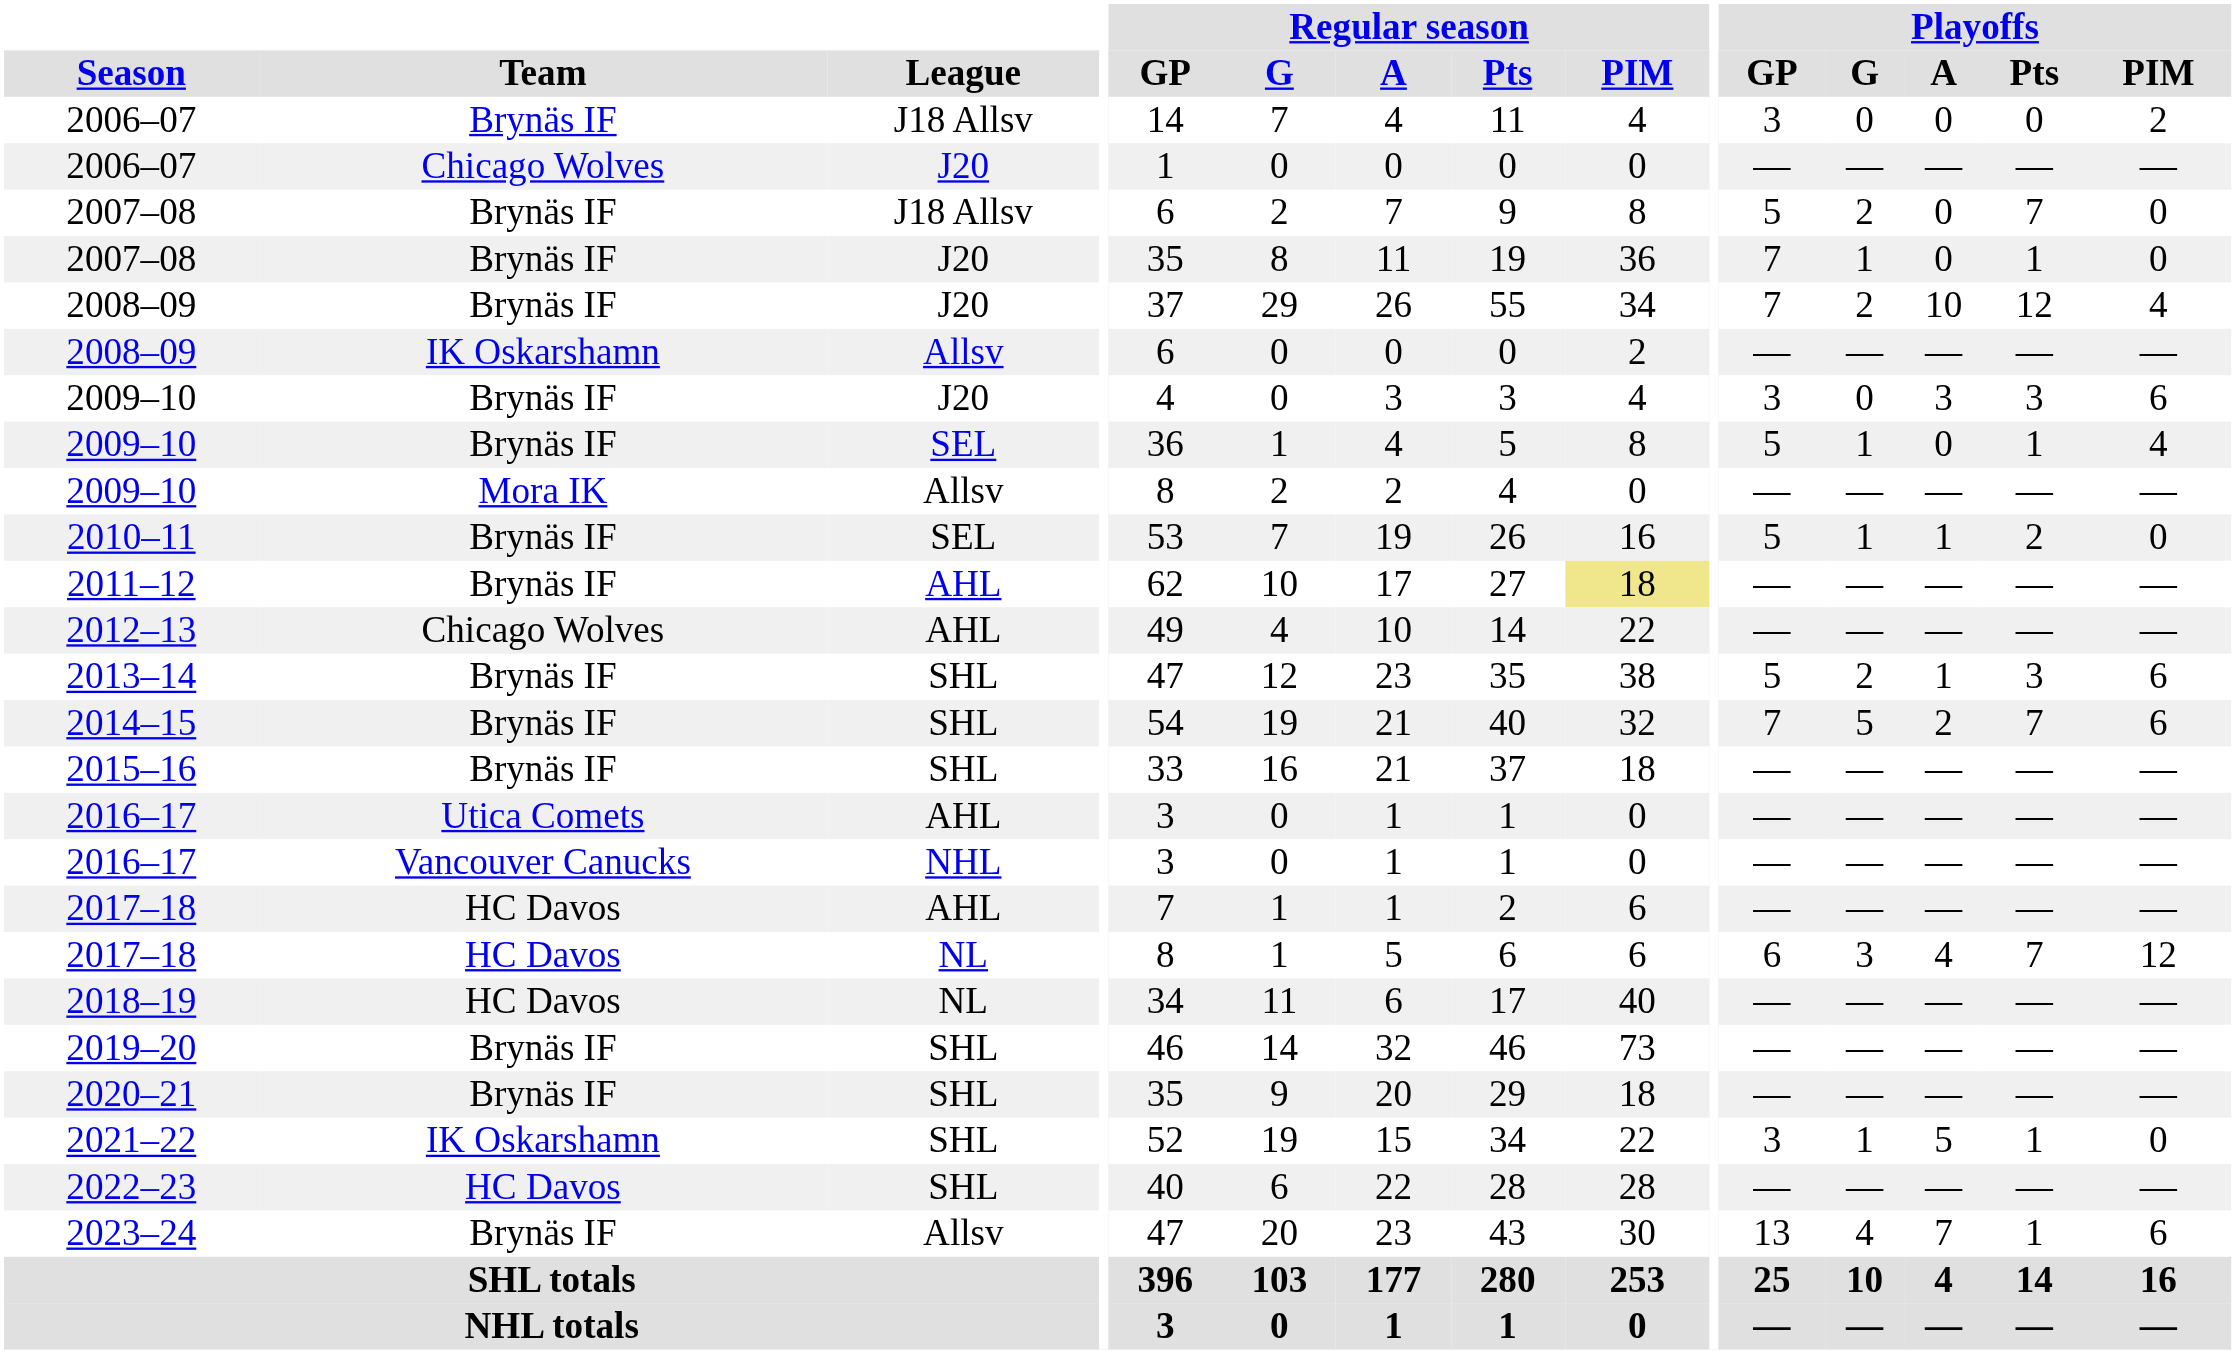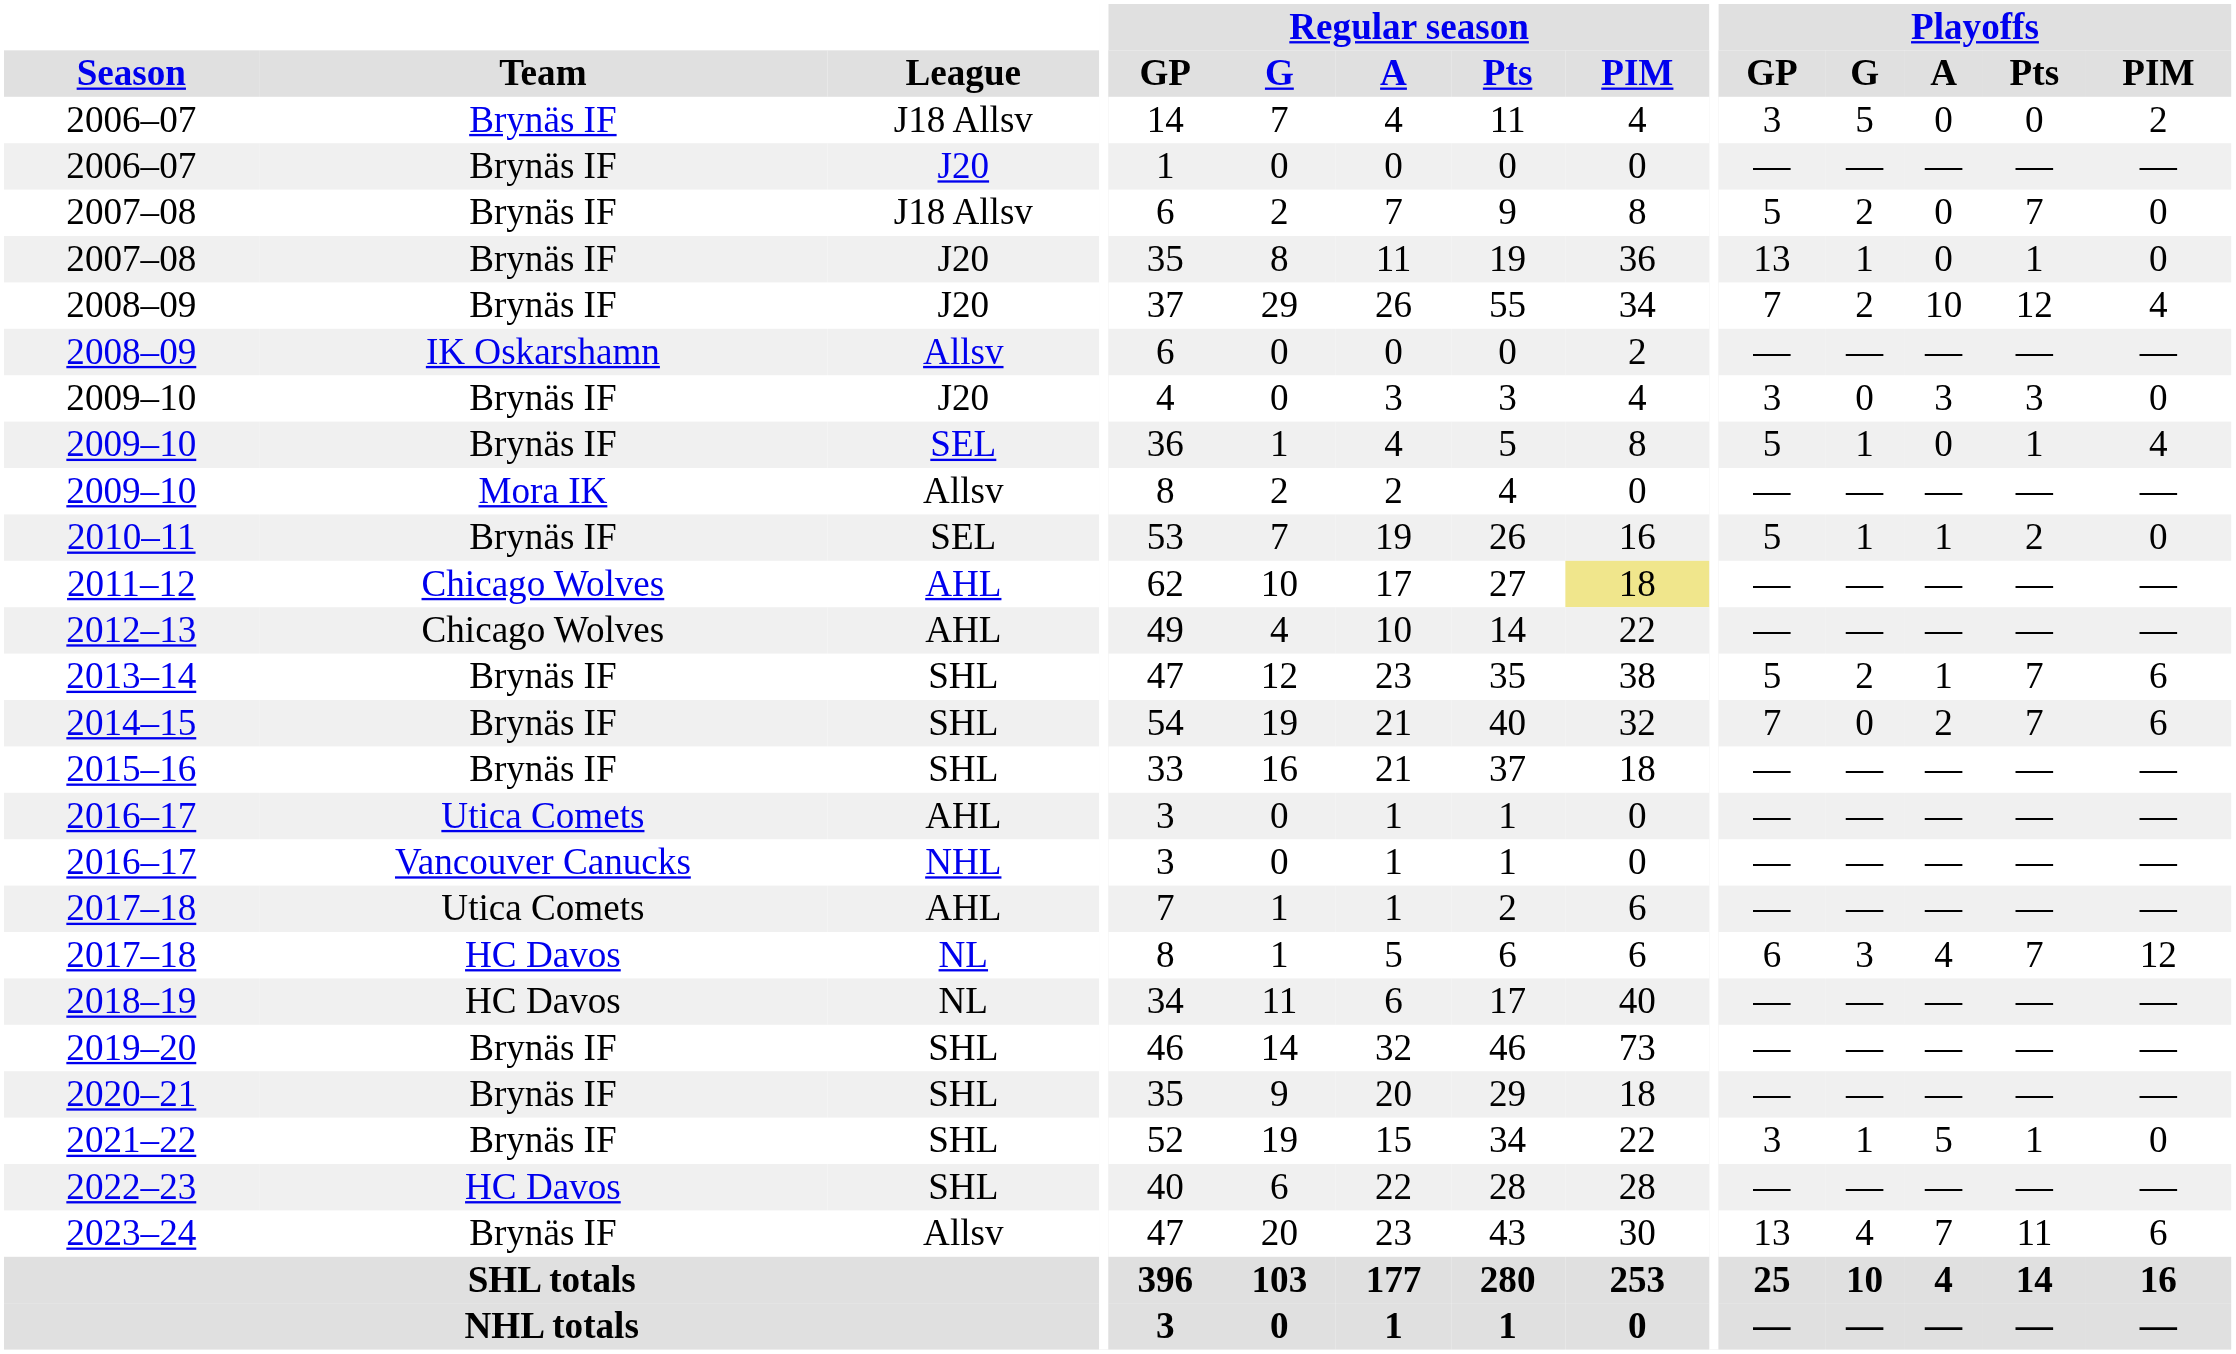(1865, 119) 0 -> (1865, 119) 5
(543, 165) Chicago Wolves -> (543, 165) Brynäs IF
(1772, 258) 7 -> (1772, 258) 13
(2158, 397) 6 -> (2158, 397) 0
(543, 583) Brynäs IF -> (543, 583) Chicago Wolves
(2034, 676) 3 -> (2034, 676) 7
(1865, 722) 5 -> (1865, 722) 0
(543, 908) HC Davos -> (543, 908) Utica Comets
(543, 1140) IK Oskarshamn -> (543, 1140) Brynäs IF
(2034, 1232) 1 -> (2034, 1232) 11
